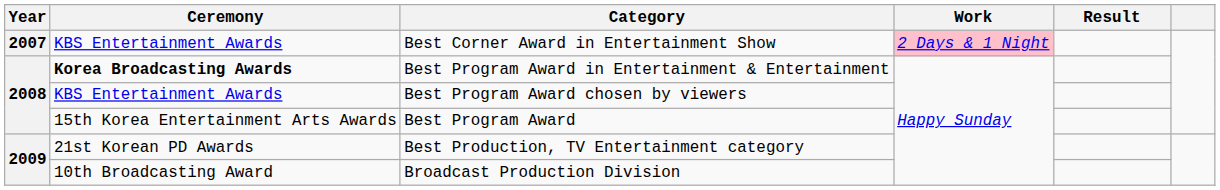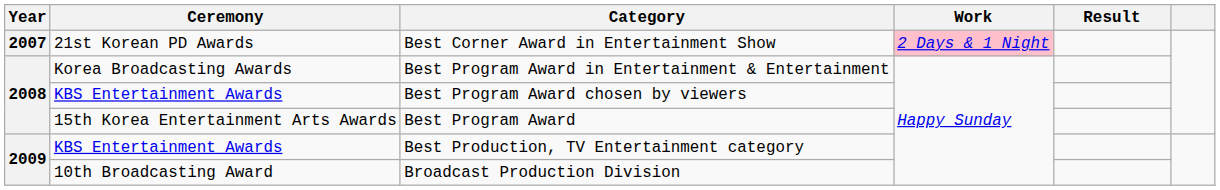(168, 43) KBS Entertainment Awards -> (154, 43) 21st Korean PD Awards
(173, 69) bold -> (173, 69) normal
(154, 147) 21st Korean PD Awards -> (168, 147) KBS Entertainment Awards
